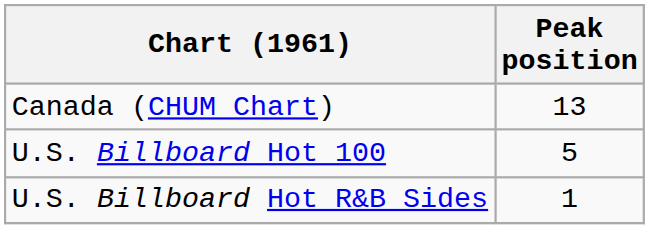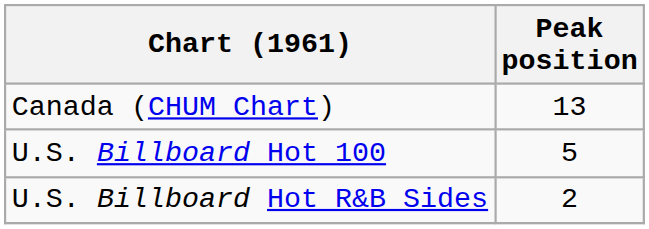(570, 199) 1 -> (570, 199) 2
